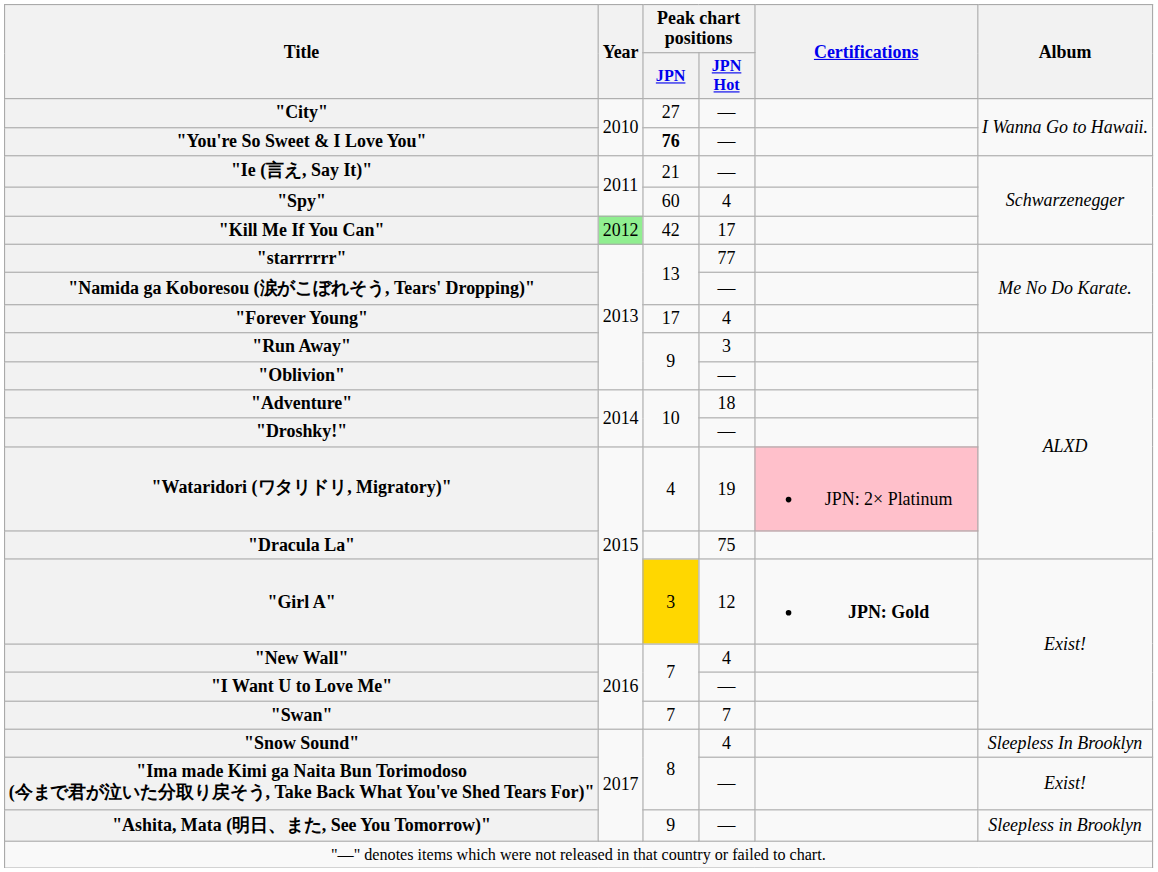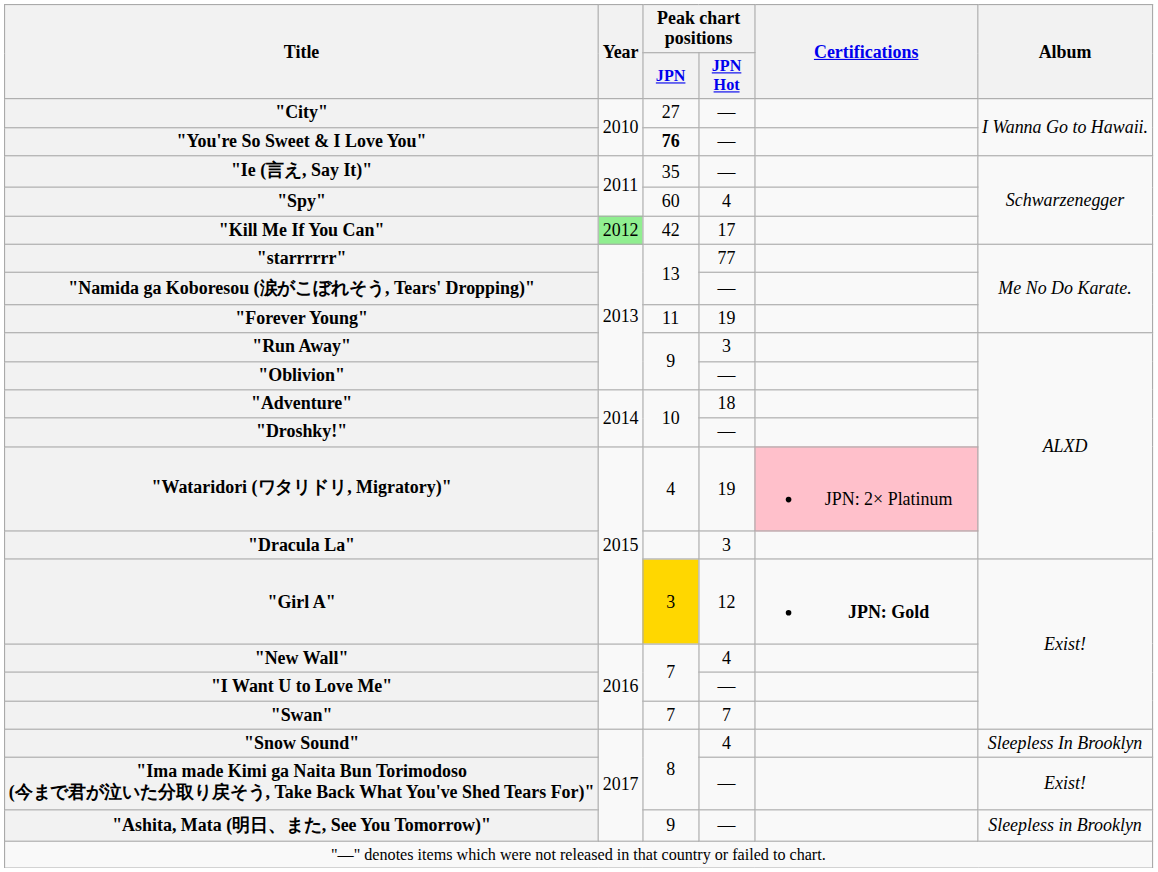(671, 171) 21 -> (671, 171) 35
(671, 318) 17 -> (671, 318) 11
(727, 318) 4 -> (727, 318) 19
(727, 545) 75 -> (727, 545) 3
